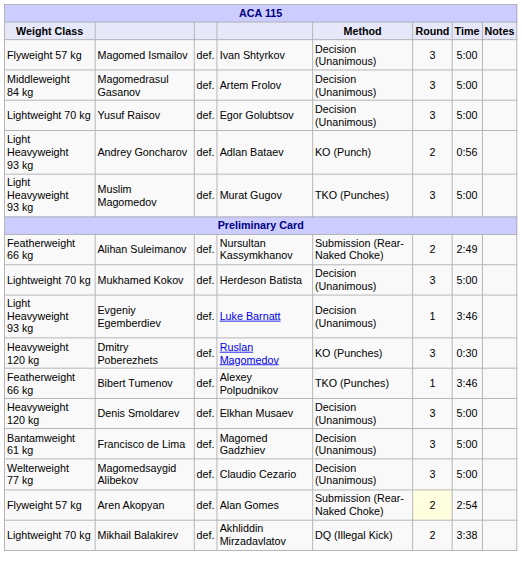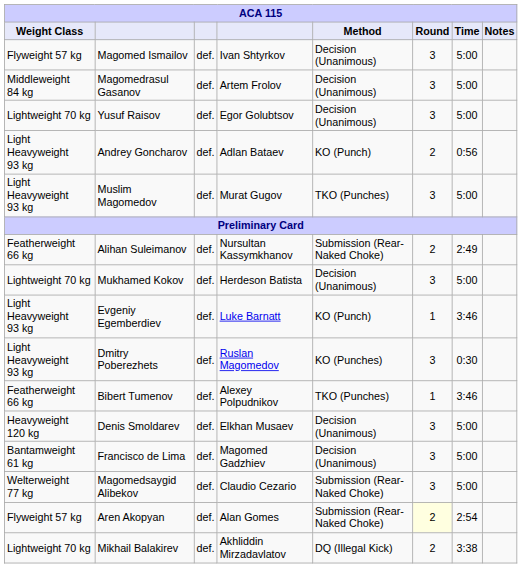(346, 316) Decision (Unanimous) -> (343, 316) KO (Punch)
(38, 353) Heavyweight 120 kg -> (38, 359) Light Heavyweight 93 kg
(346, 474) Decision (Unanimous) -> (359, 487) Submission (Rear-Naked Choke)
